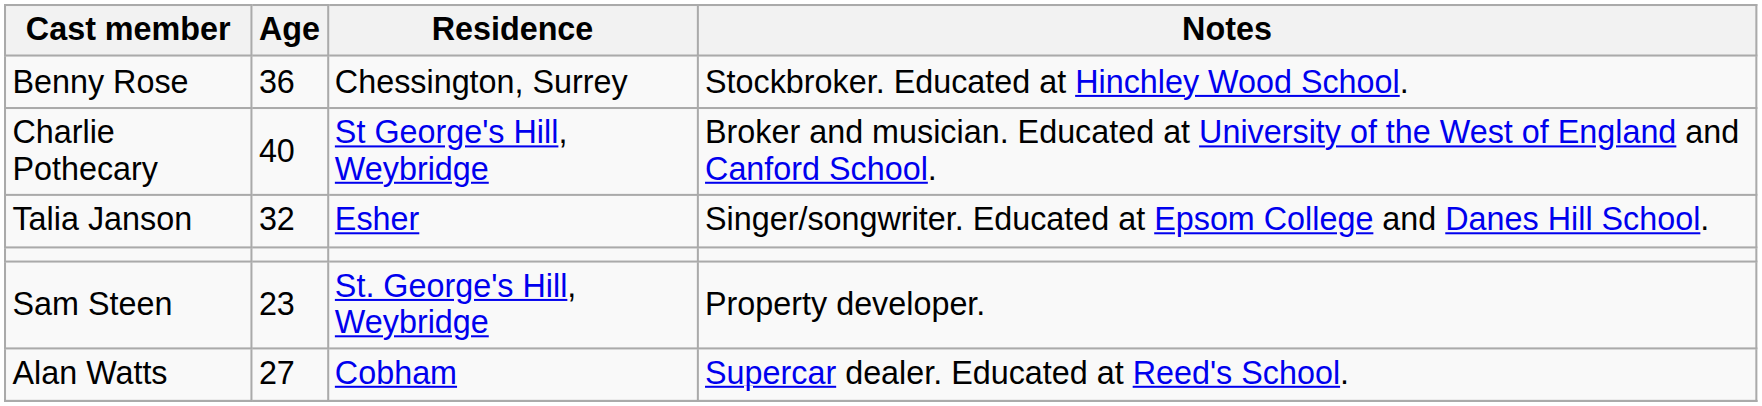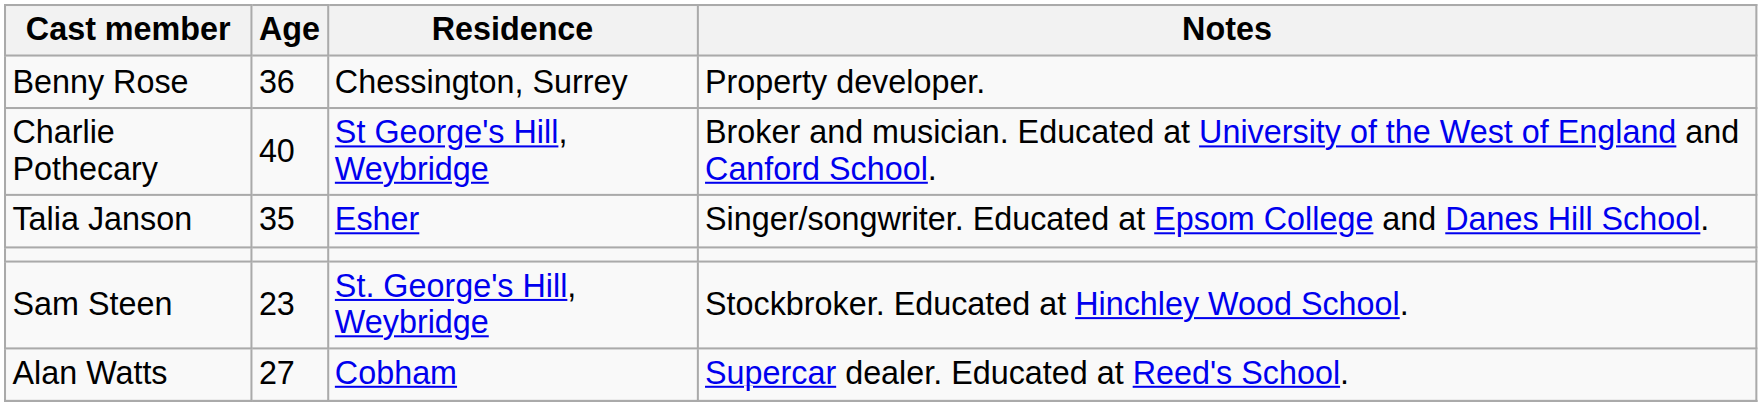(1057, 81) Stockbroker. Educated at Hinchley Wood School. -> (845, 81) Property developer.
(277, 220) 32 -> (277, 220) 35
(845, 304) Property developer. -> (1057, 304) Stockbroker. Educated at Hinchley Wood School.
